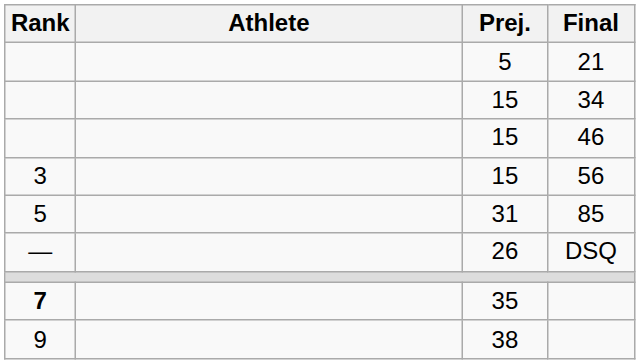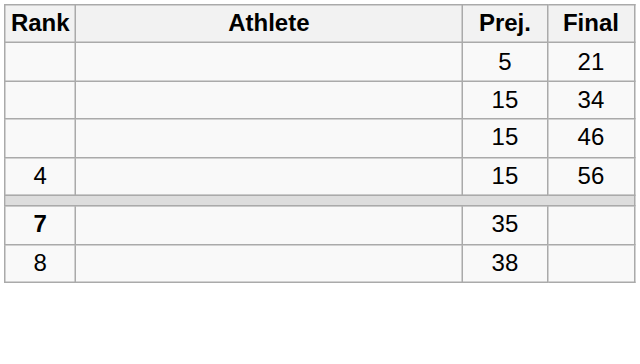(40, 175) 3 -> (40, 175) 4
- row: (505, 213)
- row: (505, 251)
(40, 339) 9 -> (40, 262) 8
